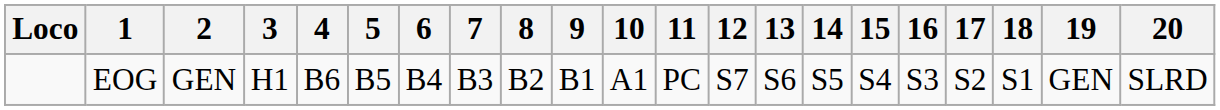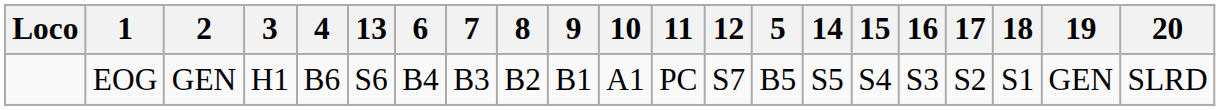columns swapped: (373, 29) <-> (780, 29)
